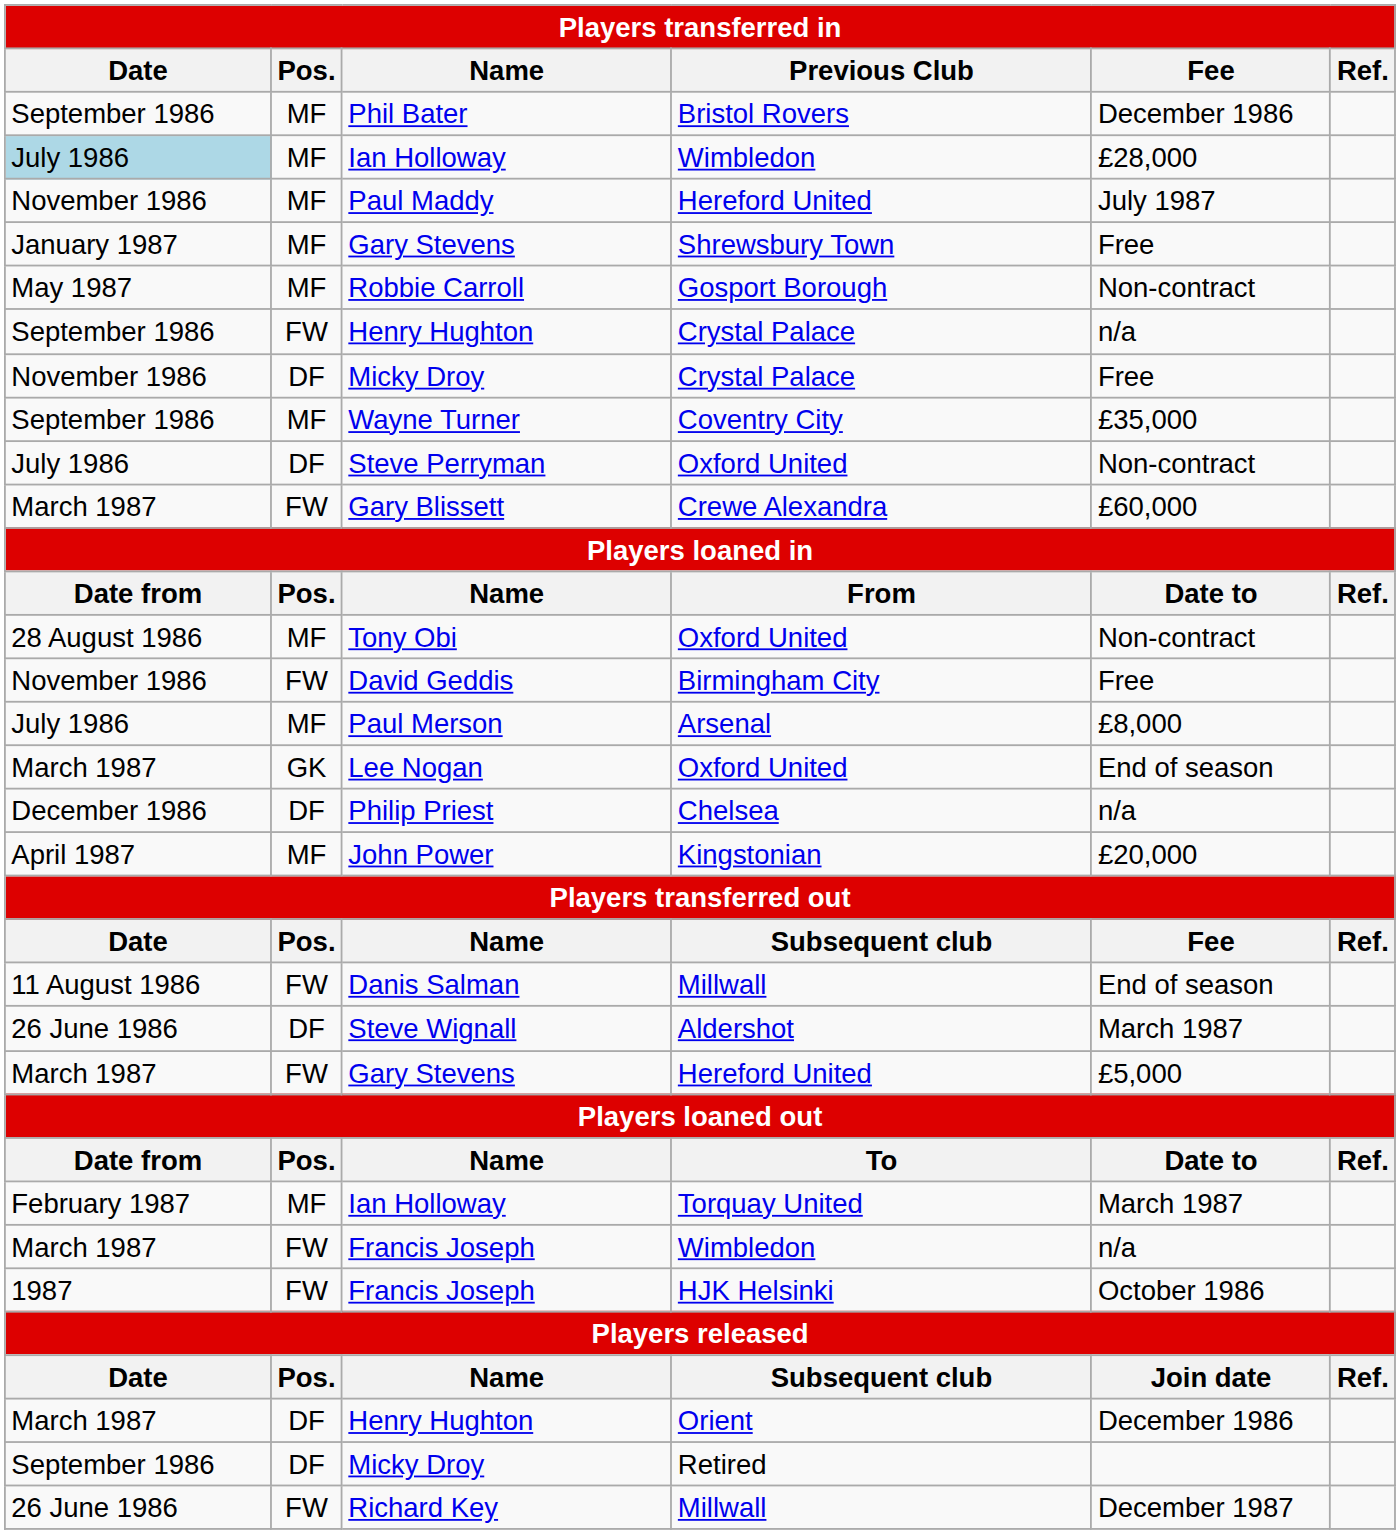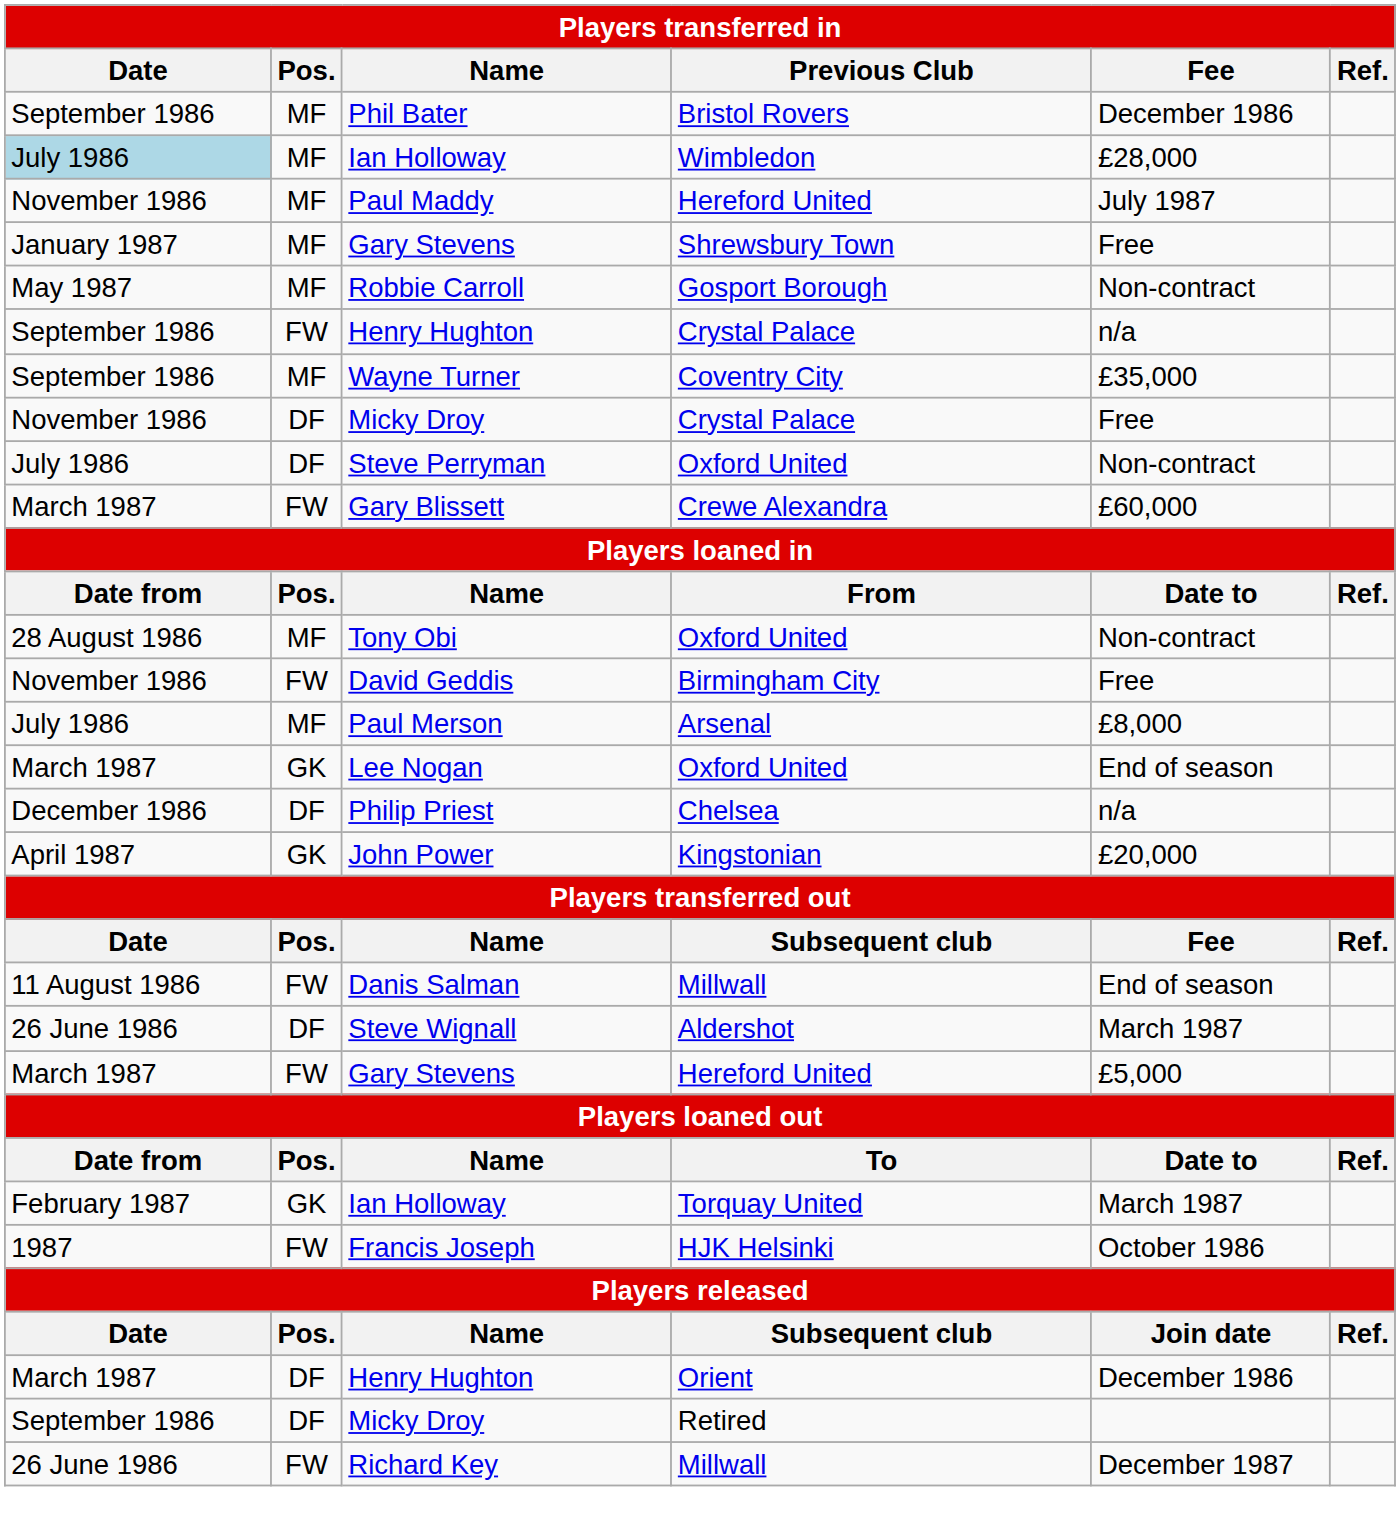rows swapped: (434, 419) <-> (416, 375)
(306, 854) MF -> (307, 854) GK
(306, 1203) MF -> (307, 1203) GK
- row: (442, 1246)
